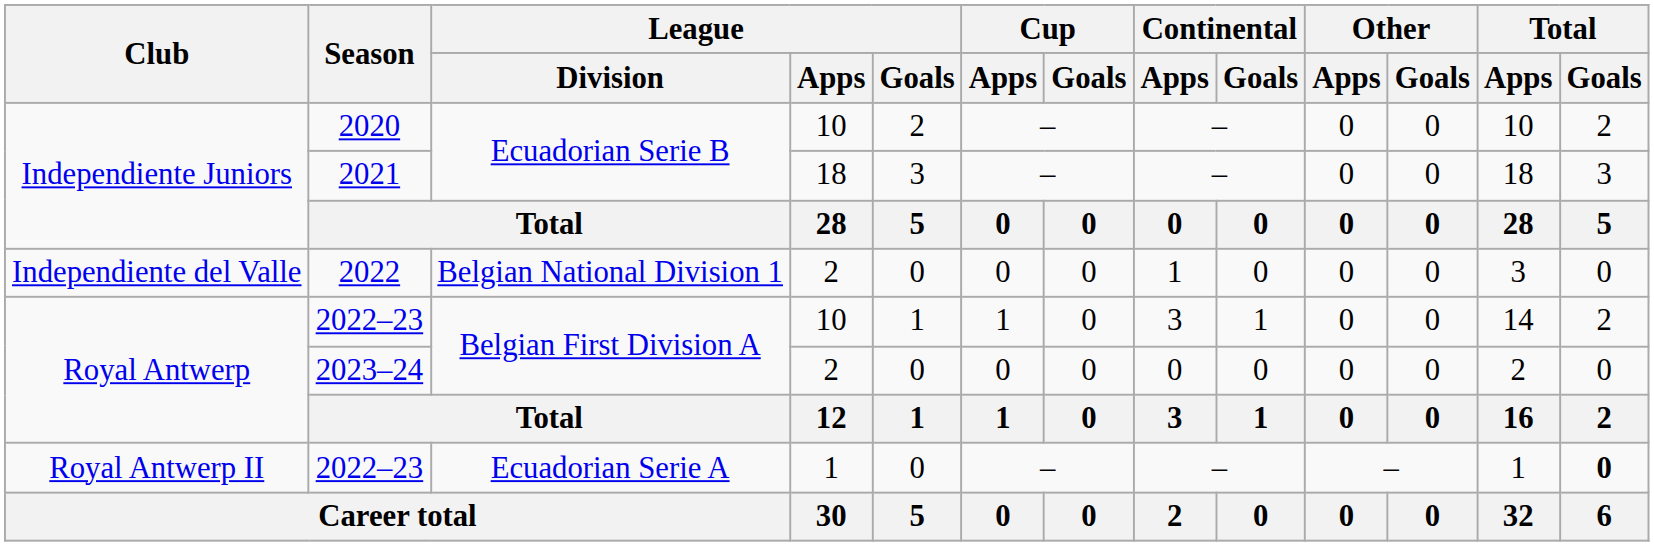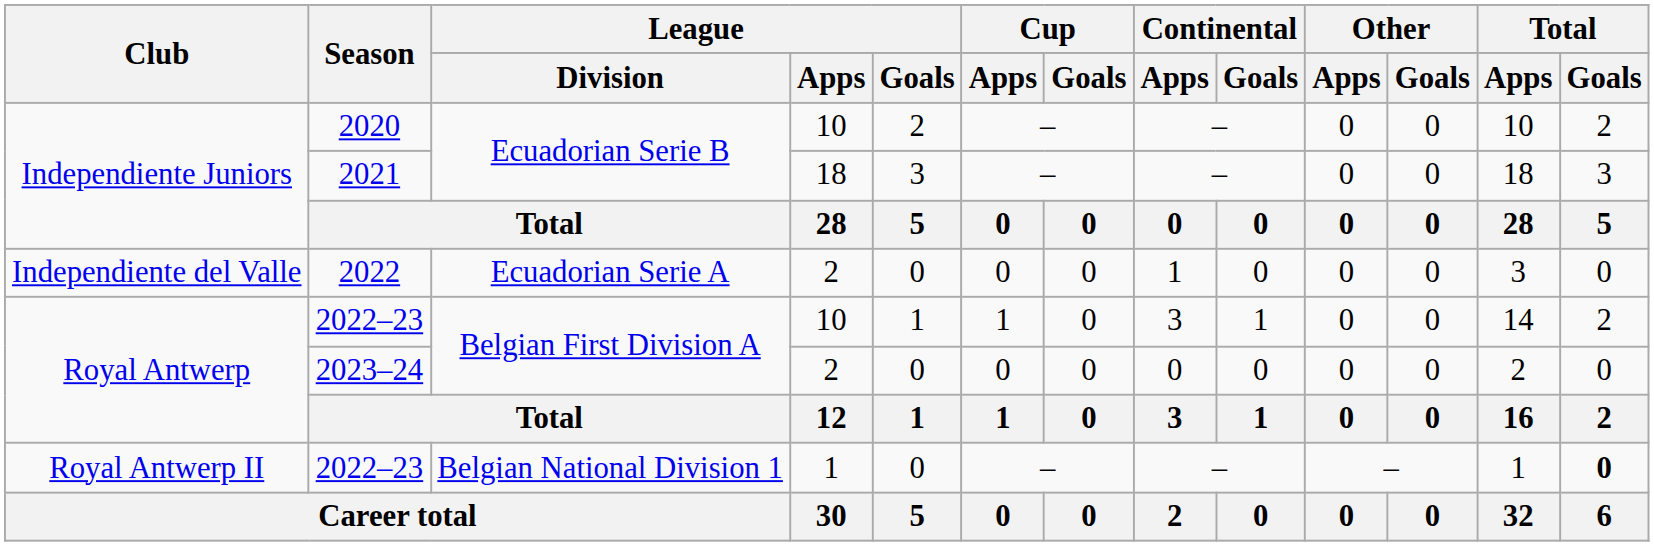(610, 272) Belgian National Division 1 -> (610, 272) Ecuadorian Serie A
(610, 467) Ecuadorian Serie A -> (610, 467) Belgian National Division 1
